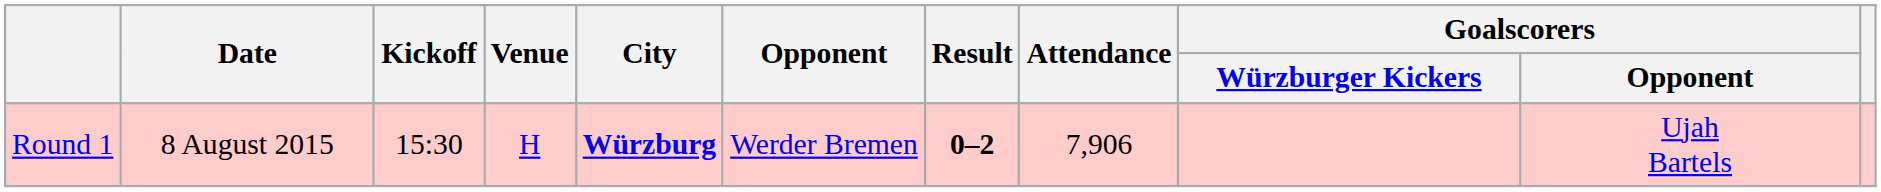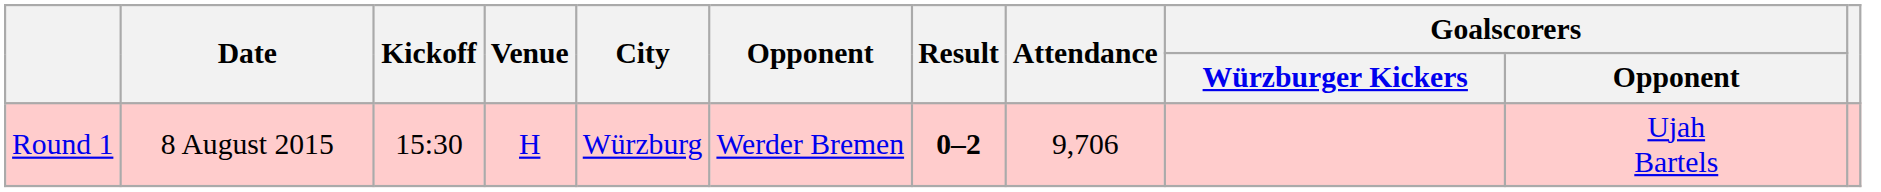(649, 143) bold -> (643, 143) normal
(1099, 143) 7,906 -> (1085, 143) 9,706
